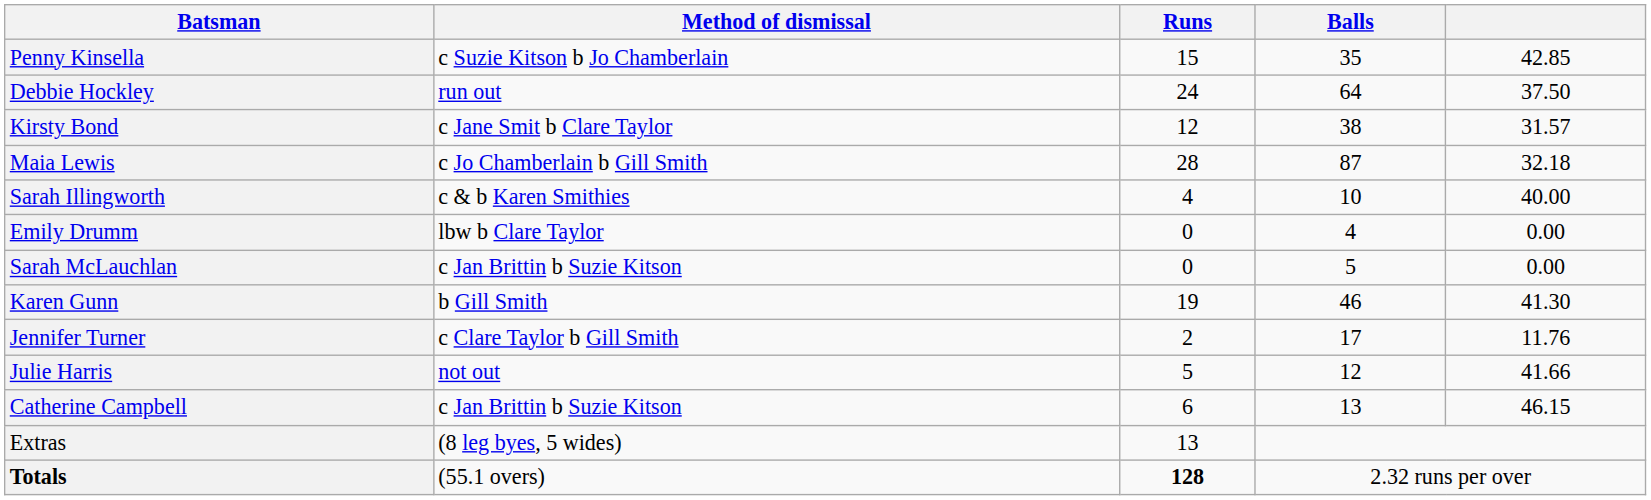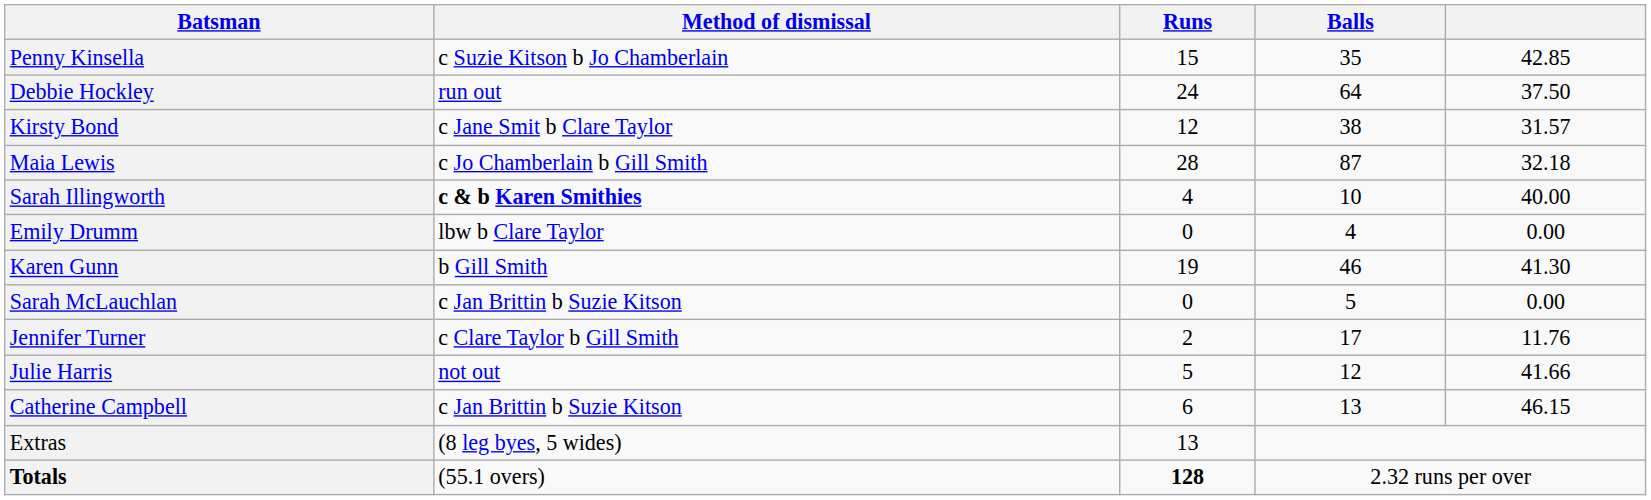(534, 197) normal -> (540, 197) bold
rows swapped: (64, 302) <-> (93, 267)
